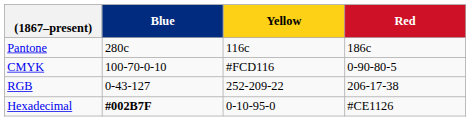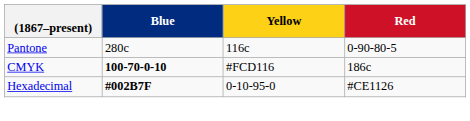(359, 47) 186c -> (372, 47) 0-90-80-5
(136, 67) normal -> (136, 67) bold
(372, 67) 0-90-80-5 -> (359, 67) 186c
- row: (20, 86)
